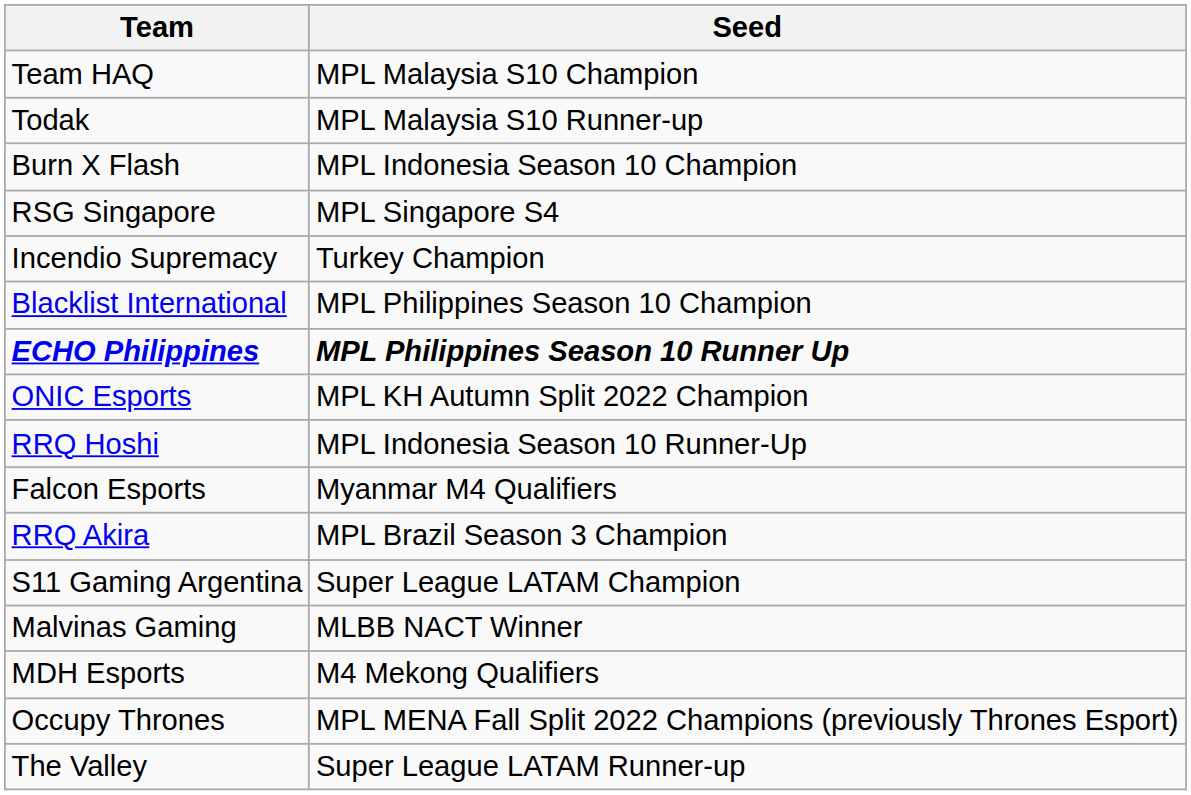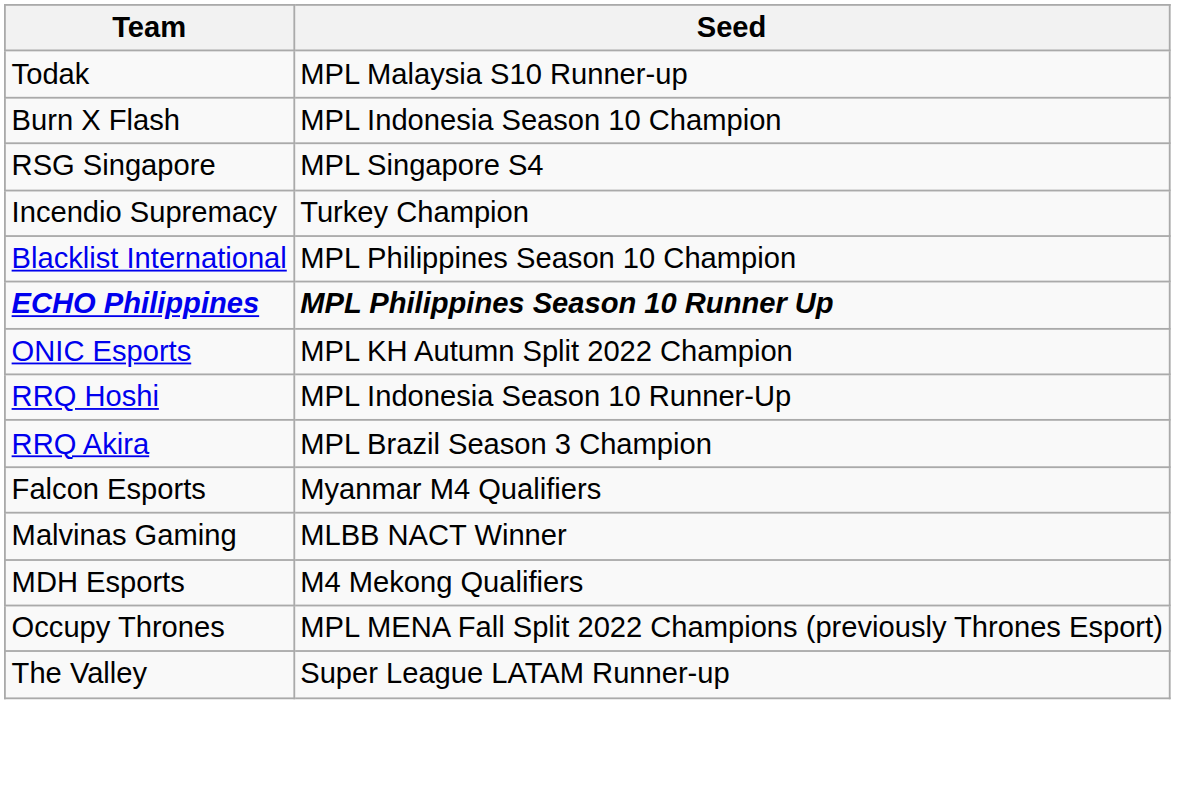- row: (83, 73)
rows swapped: (80, 535) <-> (109, 489)
- row: (157, 581)
